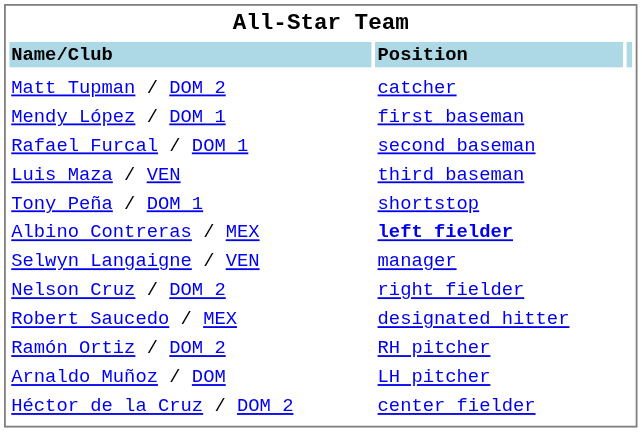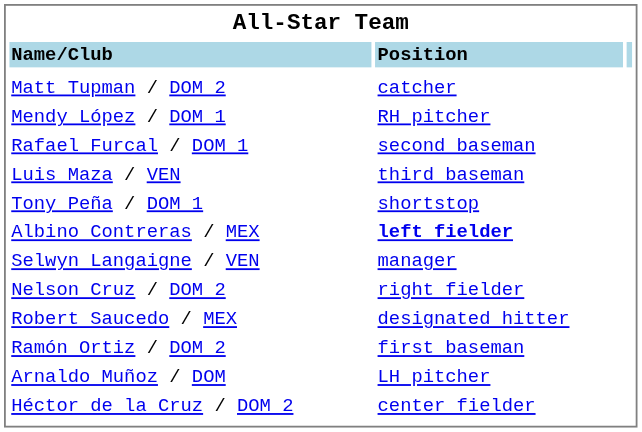(451, 116) first baseman -> (434, 116) RH pitcher
(434, 348) RH pitcher -> (451, 348) first baseman
